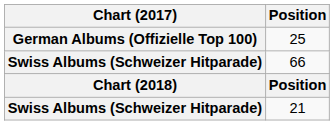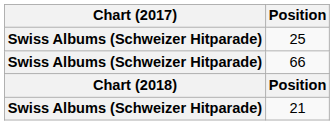(135, 39) German Albums (Offizielle Top 100) -> (135, 39) Swiss Albums (Schweizer Hitparade)
